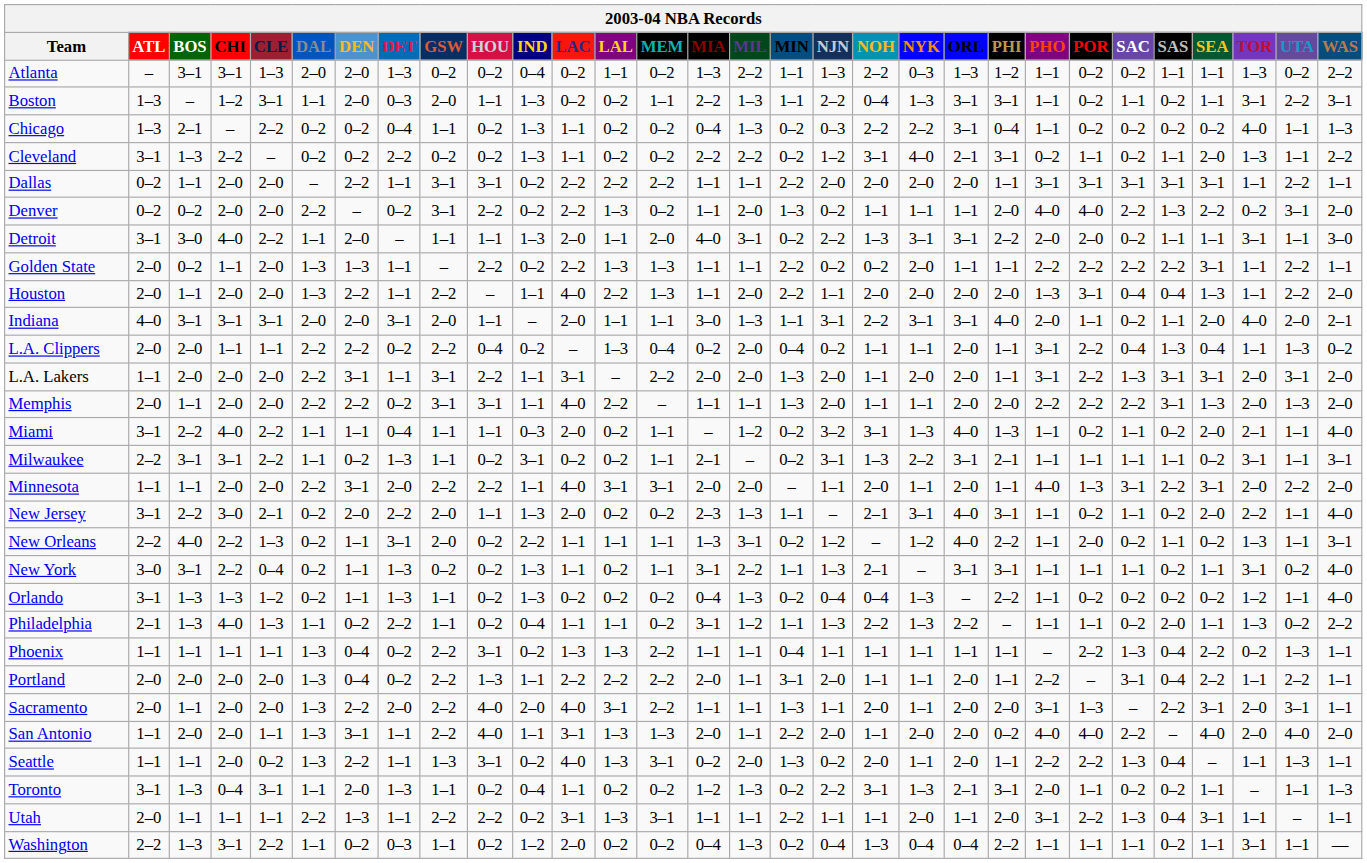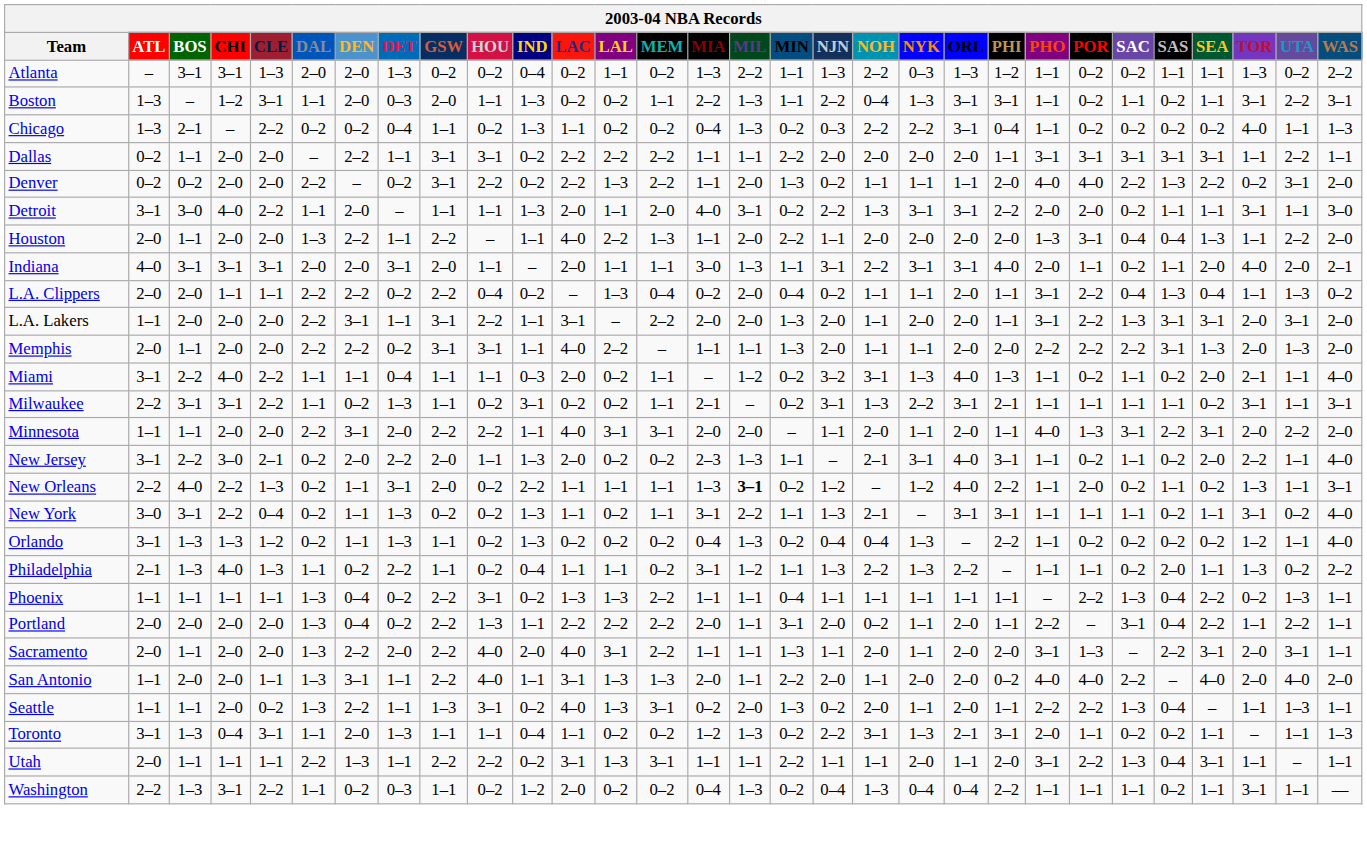- row: (42, 156)
(662, 211) 0–2 -> (662, 183) 2–2
- row: (52, 266)
(750, 542) normal -> (750, 487) bold
(876, 679) 1–1 -> (876, 624) 0–2
(490, 790) 0–2 -> (490, 734) 1–1
